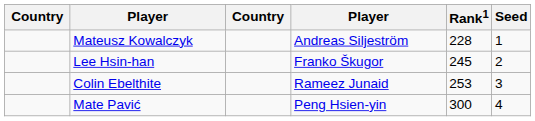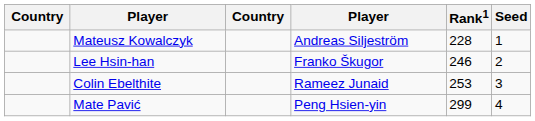(460, 62) 245 -> (460, 62) 246
(460, 105) 300 -> (460, 105) 299
